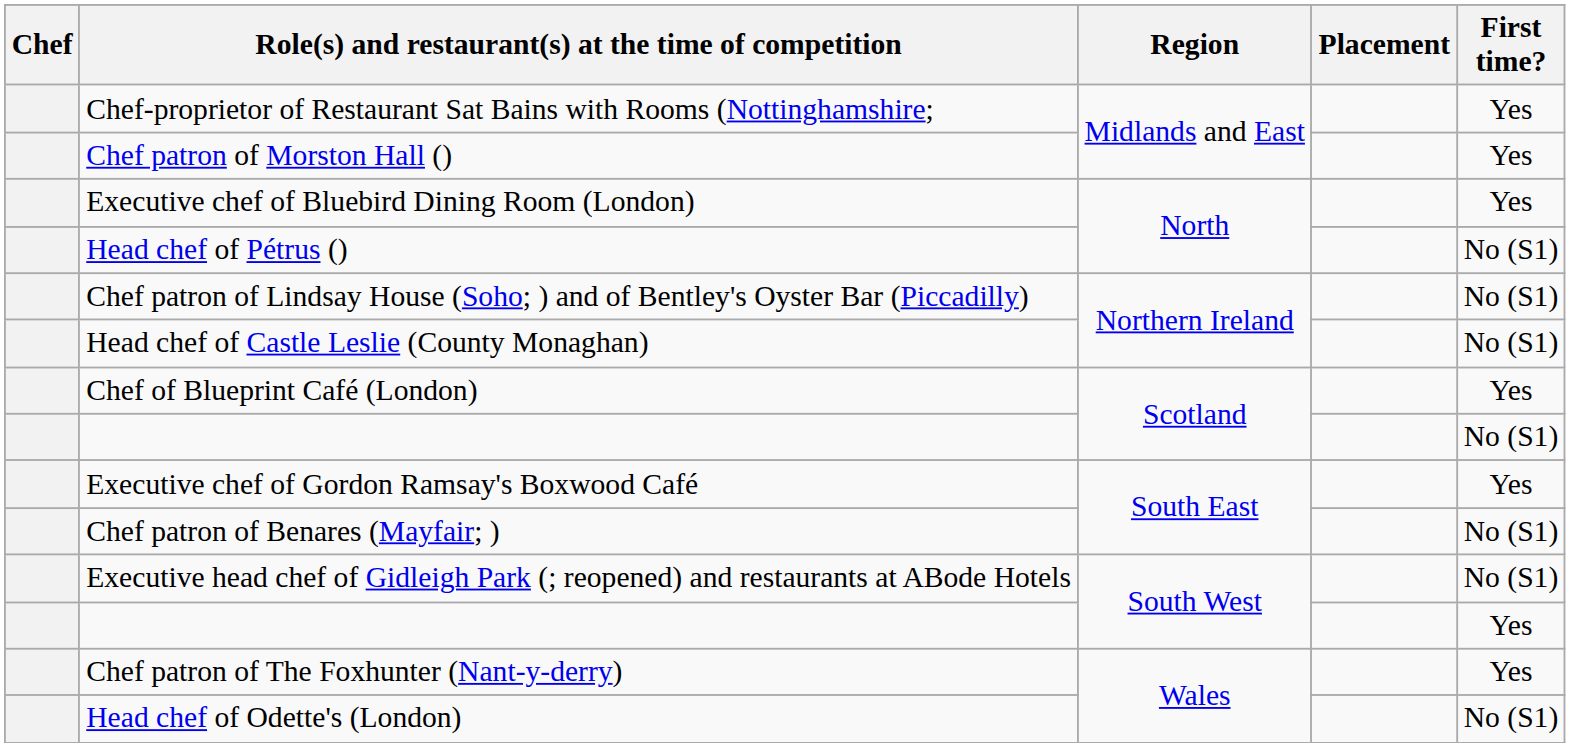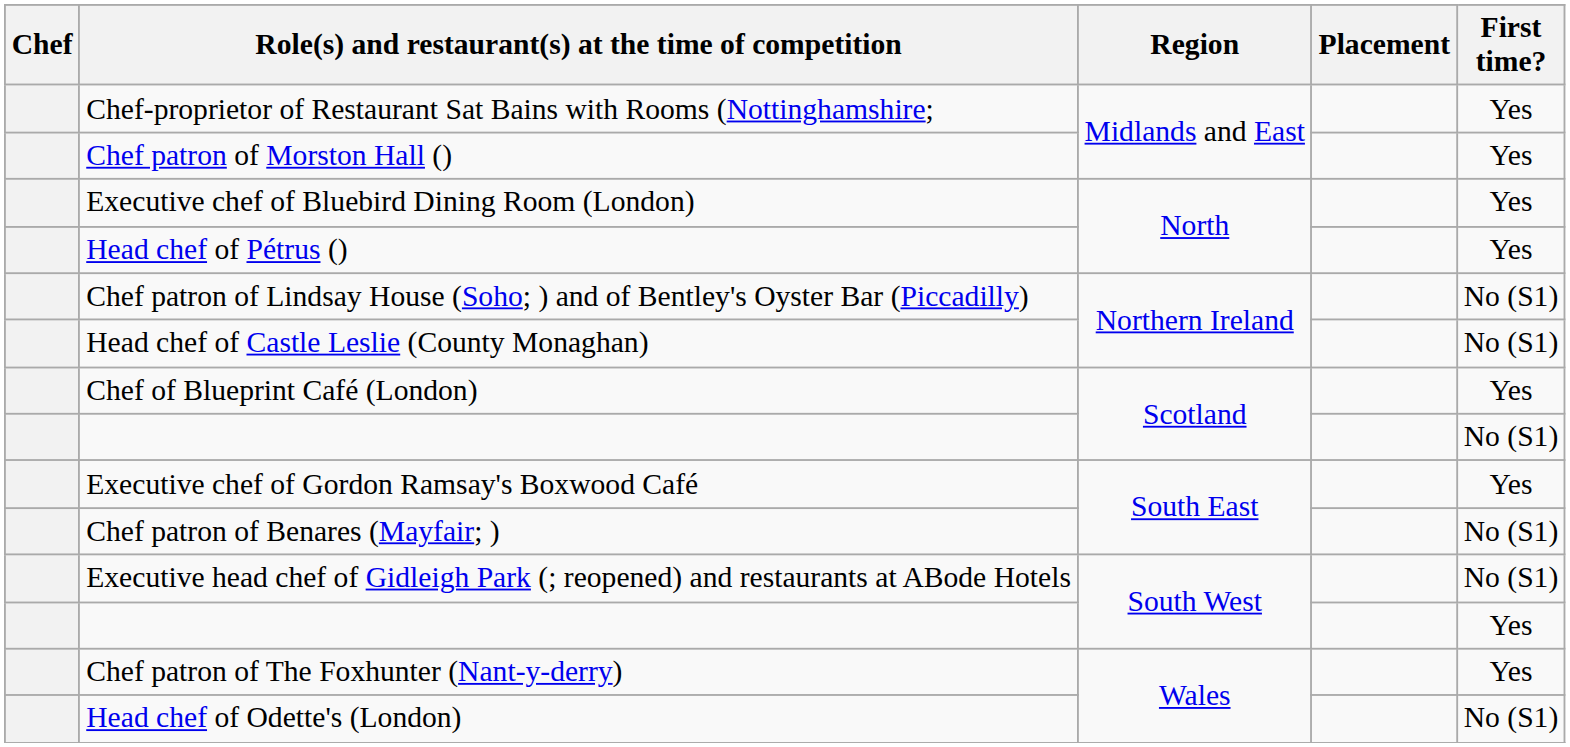(1511, 249) No (S1) -> (1511, 249) Yes
